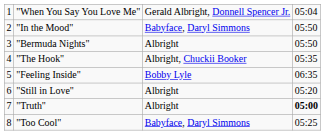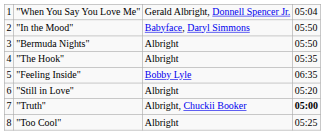(196, 59) Albright, Chuckii Booker -> (162, 59) Albright
(162, 106) Albright -> (196, 106) Albright, Chuckii Booker
(197, 122) Babyface, Daryl Simmons -> (162, 122) Albright
